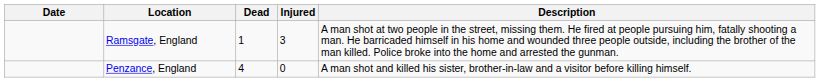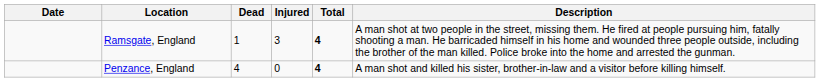+ column: (333, 12)
